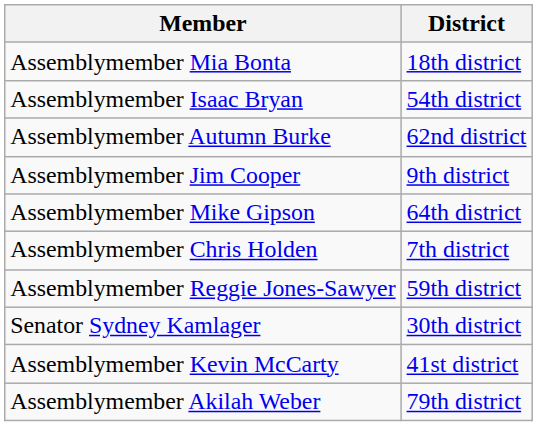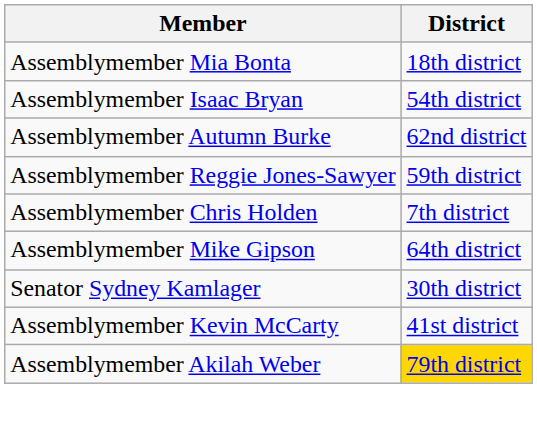- row: (155, 174)
rows swapped: (163, 212) <-> (203, 288)
(464, 401) no background -> (464, 363) gold background
